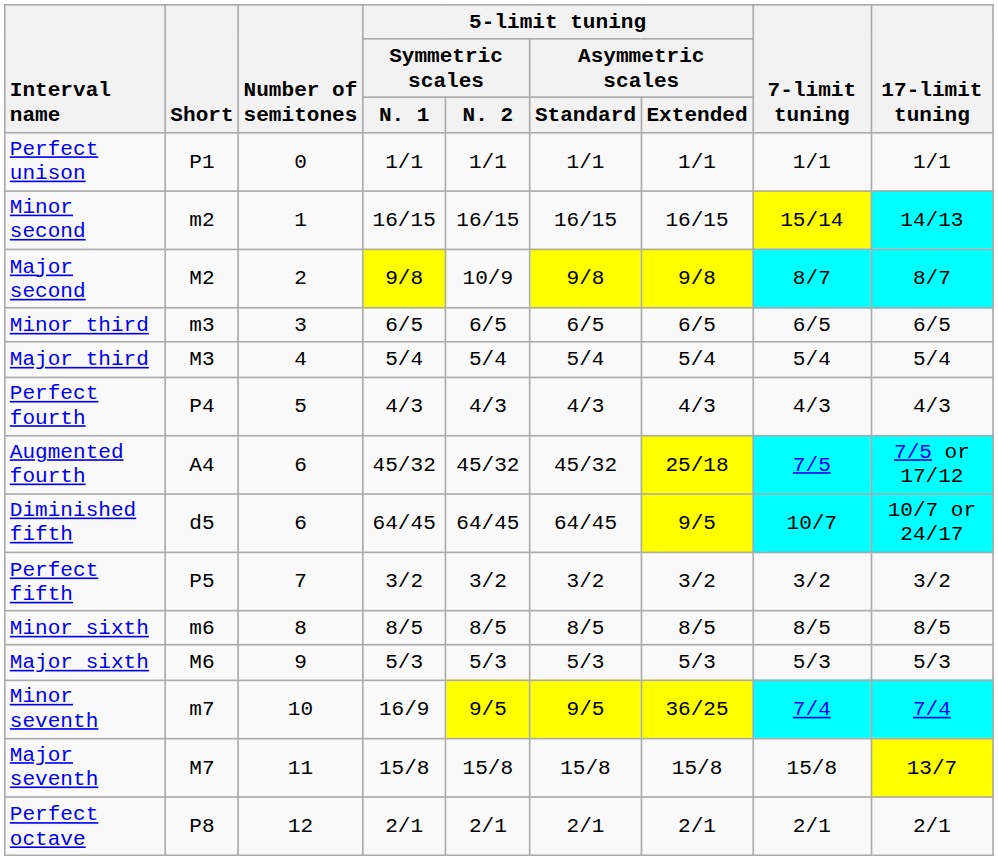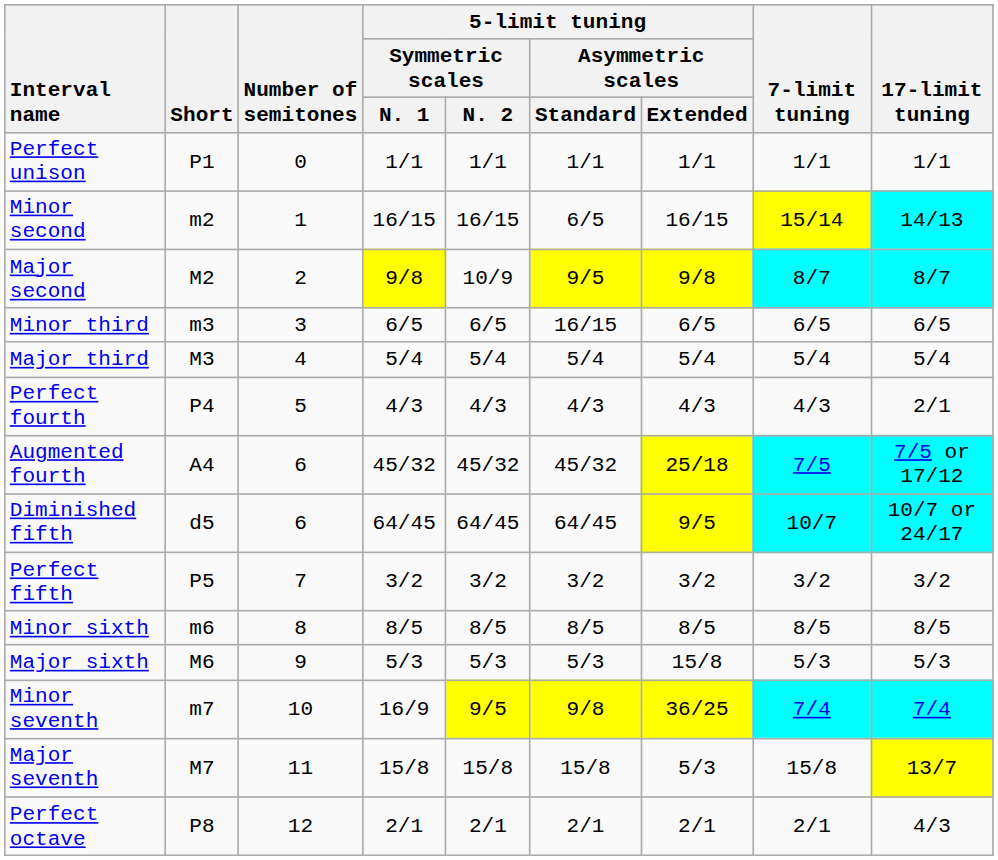(585, 220) 16/15 -> (585, 220) 6/5
(585, 279) 9/8 -> (585, 279) 9/5
(585, 325) 6/5 -> (585, 325) 16/15
(932, 406) 4/3 -> (932, 406) 2/1
(697, 663) 5/3 -> (697, 663) 15/8
(585, 709) 9/5 -> (585, 709) 9/8
(697, 768) 15/8 -> (697, 768) 5/3
(932, 826) 2/1 -> (932, 826) 4/3
